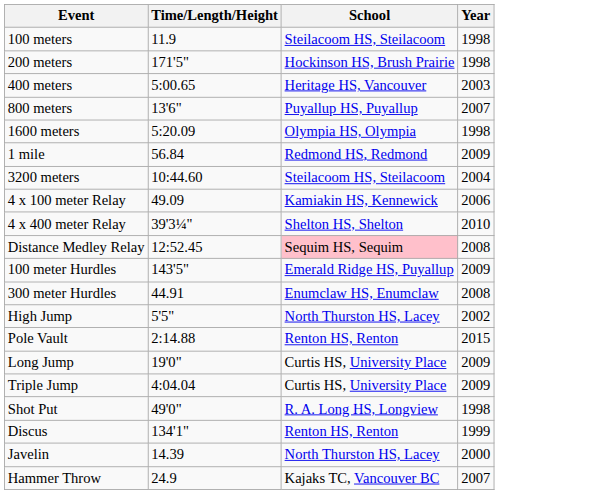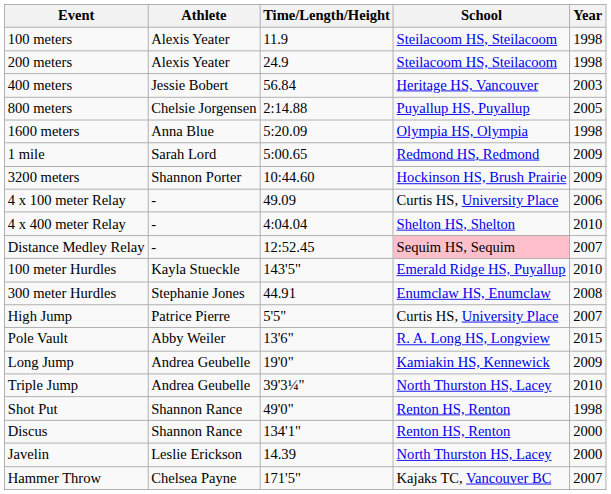+ column: (204, 16)
(170, 62) 171'5" -> (276, 62) 24.9
(370, 62) Hockinson HS, Brush Prairie -> (477, 62) Steilacoom HS, Steilacoom
(173, 85) 5:00.65 -> (280, 85) 56.84
(166, 108) 13'6" -> (285, 108) 2:14.88
(476, 108) 2007 -> (588, 108) 2005
(168, 154) 56.84 -> (285, 154) 5:00.65
(365, 177) Steilacoom HS, Steilacoom -> (482, 177) Hockinson HS, Brush Prairie
(476, 177) 2004 -> (588, 177) 2009
(361, 200) Kamiakin HS, Kennewick -> (477, 200) Curtis HS, University Place
(172, 223) 39'3¼" -> (285, 223) 4:04.04
(476, 246) 2008 -> (588, 246) 2007
(476, 270) 2009 -> (588, 270) 2010
(362, 316) North Thurston HS, Lacey -> (477, 316) Curtis HS, University Place
(476, 316) 2002 -> (588, 316) 2007
(173, 339) 2:14.88 -> (278, 339) 13'6"
(341, 339) Renton HS, Renton -> (473, 339) R. A. Long HS, Longview
(366, 362) Curtis HS, University Place -> (473, 362) Kamiakin HS, Kennewick
(173, 385) 4:04.04 -> (284, 385) 39'3¼"
(366, 385) Curtis HS, University Place -> (474, 385) North Thurston HS, Lacey
(476, 385) 2009 -> (588, 385) 2010
(361, 408) R. A. Long HS, Longview -> (453, 408) Renton HS, Renton
(476, 431) 1999 -> (588, 431) 2000
(164, 477) 24.9 -> (282, 477) 171'5"
